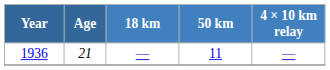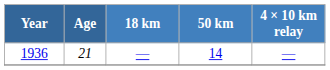(216, 54) 11 -> (216, 54) 14
